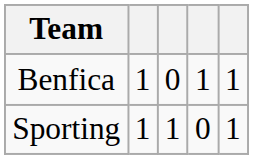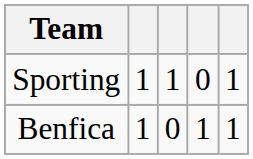rows swapped: (66, 79) <-> (66, 128)
